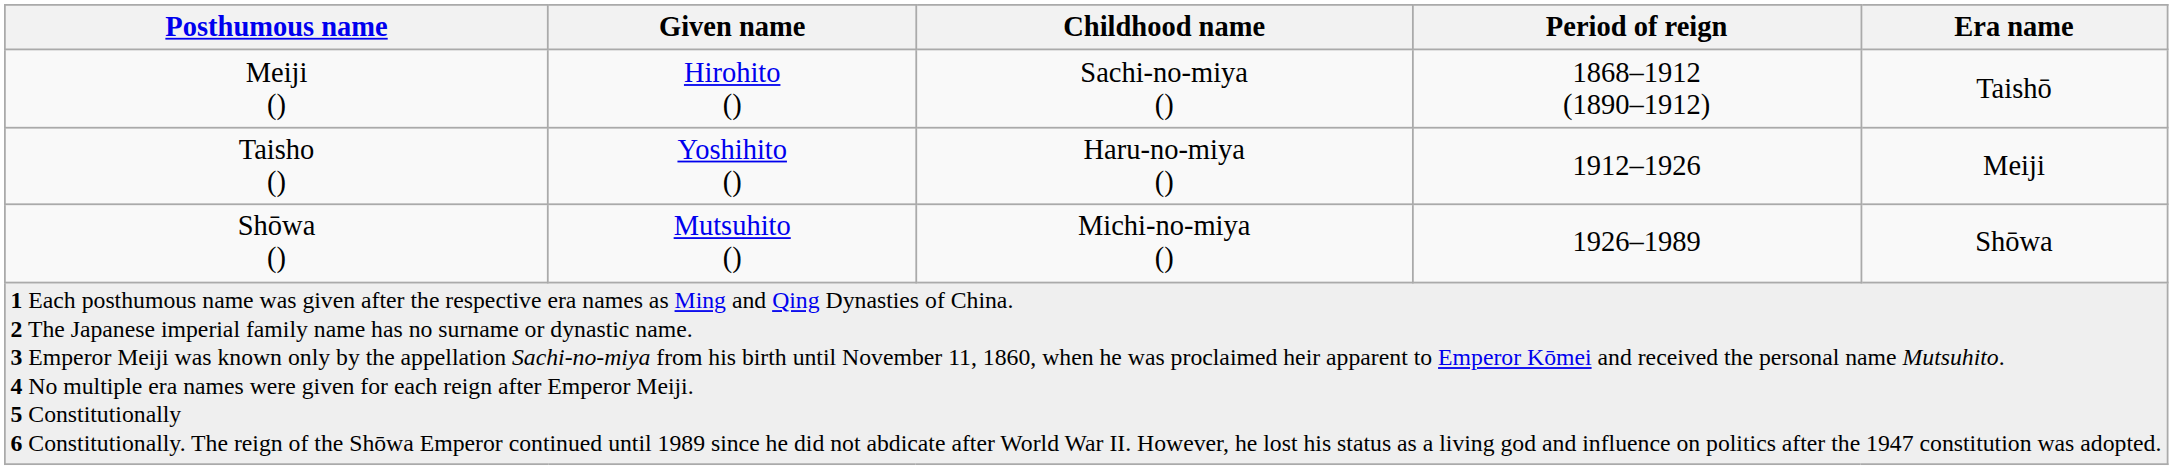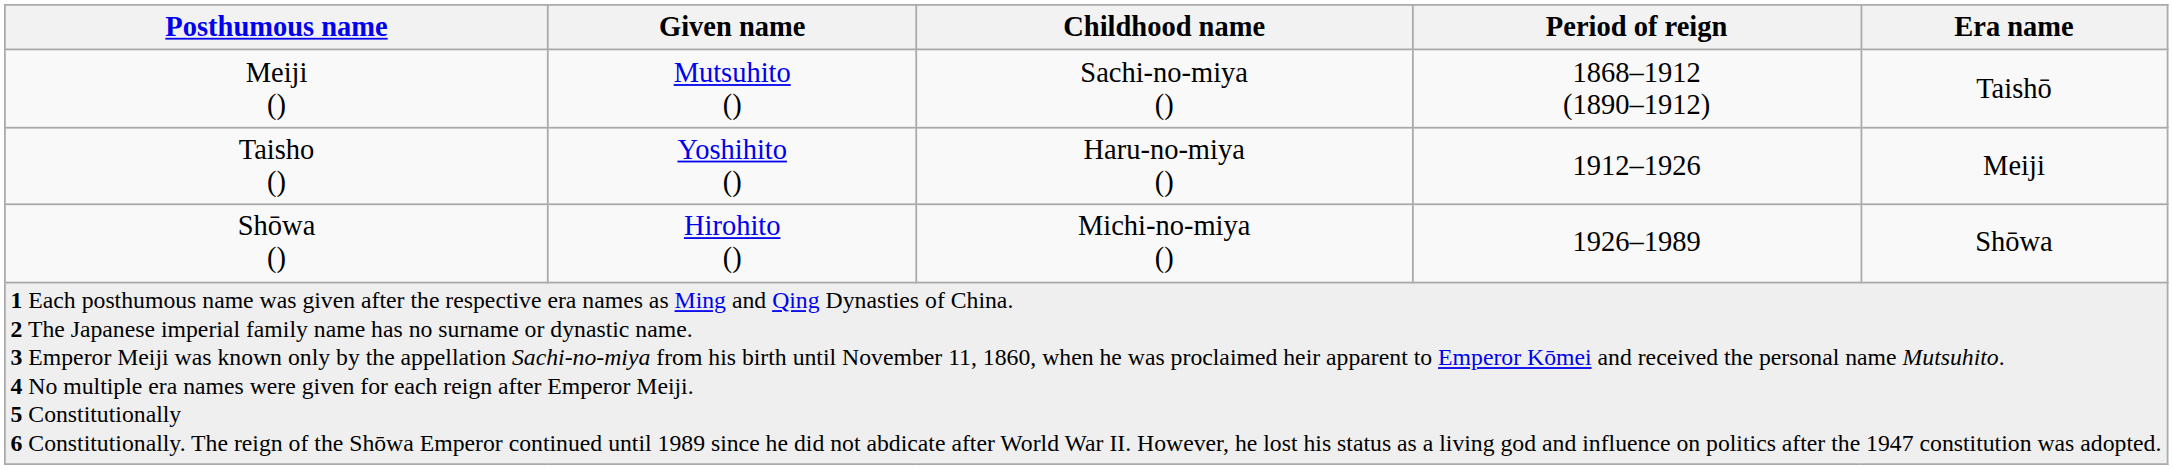(732, 88) Hirohito () -> (732, 88) Mutsuhito ()
(732, 242) Mutsuhito () -> (732, 242) Hirohito ()
